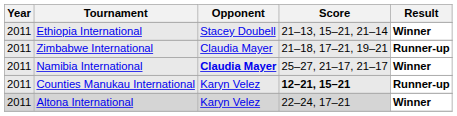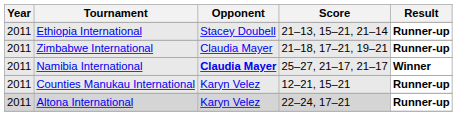(412, 31) Winner -> (421, 31) Runner-up
(316, 85) bold -> (316, 85) normal
(412, 102) Winner -> (421, 102) Runner-up
